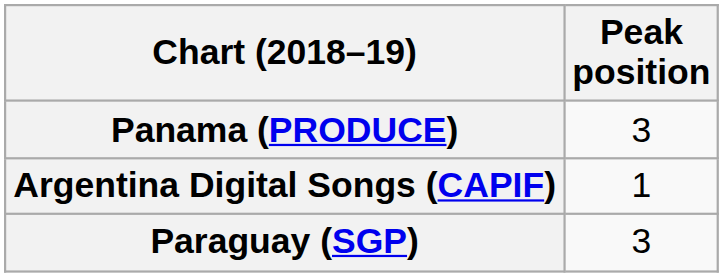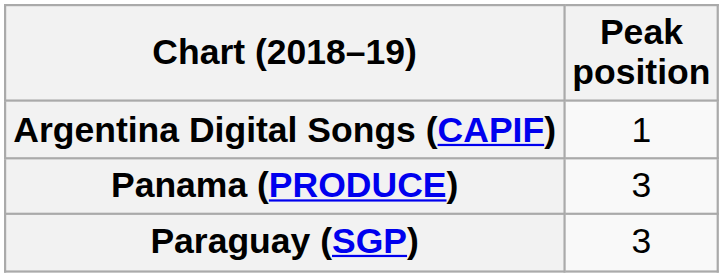rows swapped: (285, 185) <-> (285, 128)
